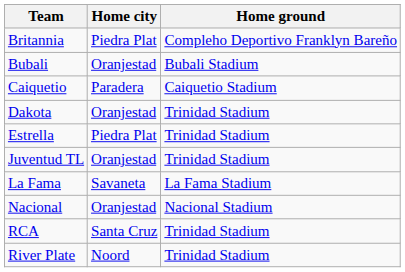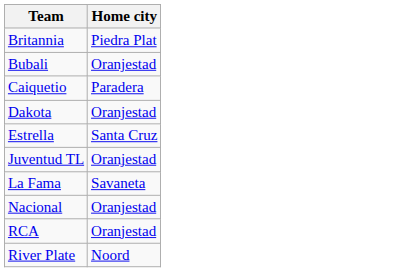- column: (281, 16)
(124, 135) Piedra Plat -> (124, 135) Santa Cruz
(124, 231) Santa Cruz -> (124, 231) Oranjestad
